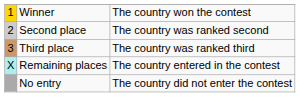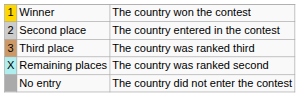(190, 30) The country was ranked second -> (196, 30) The country entered in the contest
(196, 65) The country entered in the contest -> (190, 65) The country was ranked second
